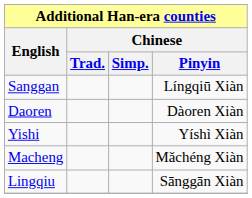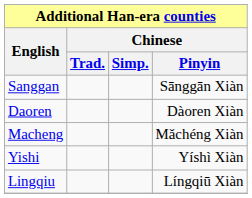(204, 87) Língqiū Xiàn -> (202, 87) Sānggān Xiàn
rows swapped: (36, 157) <-> (24, 134)
(202, 181) Sānggān Xiàn -> (204, 181) Língqiū Xiàn
